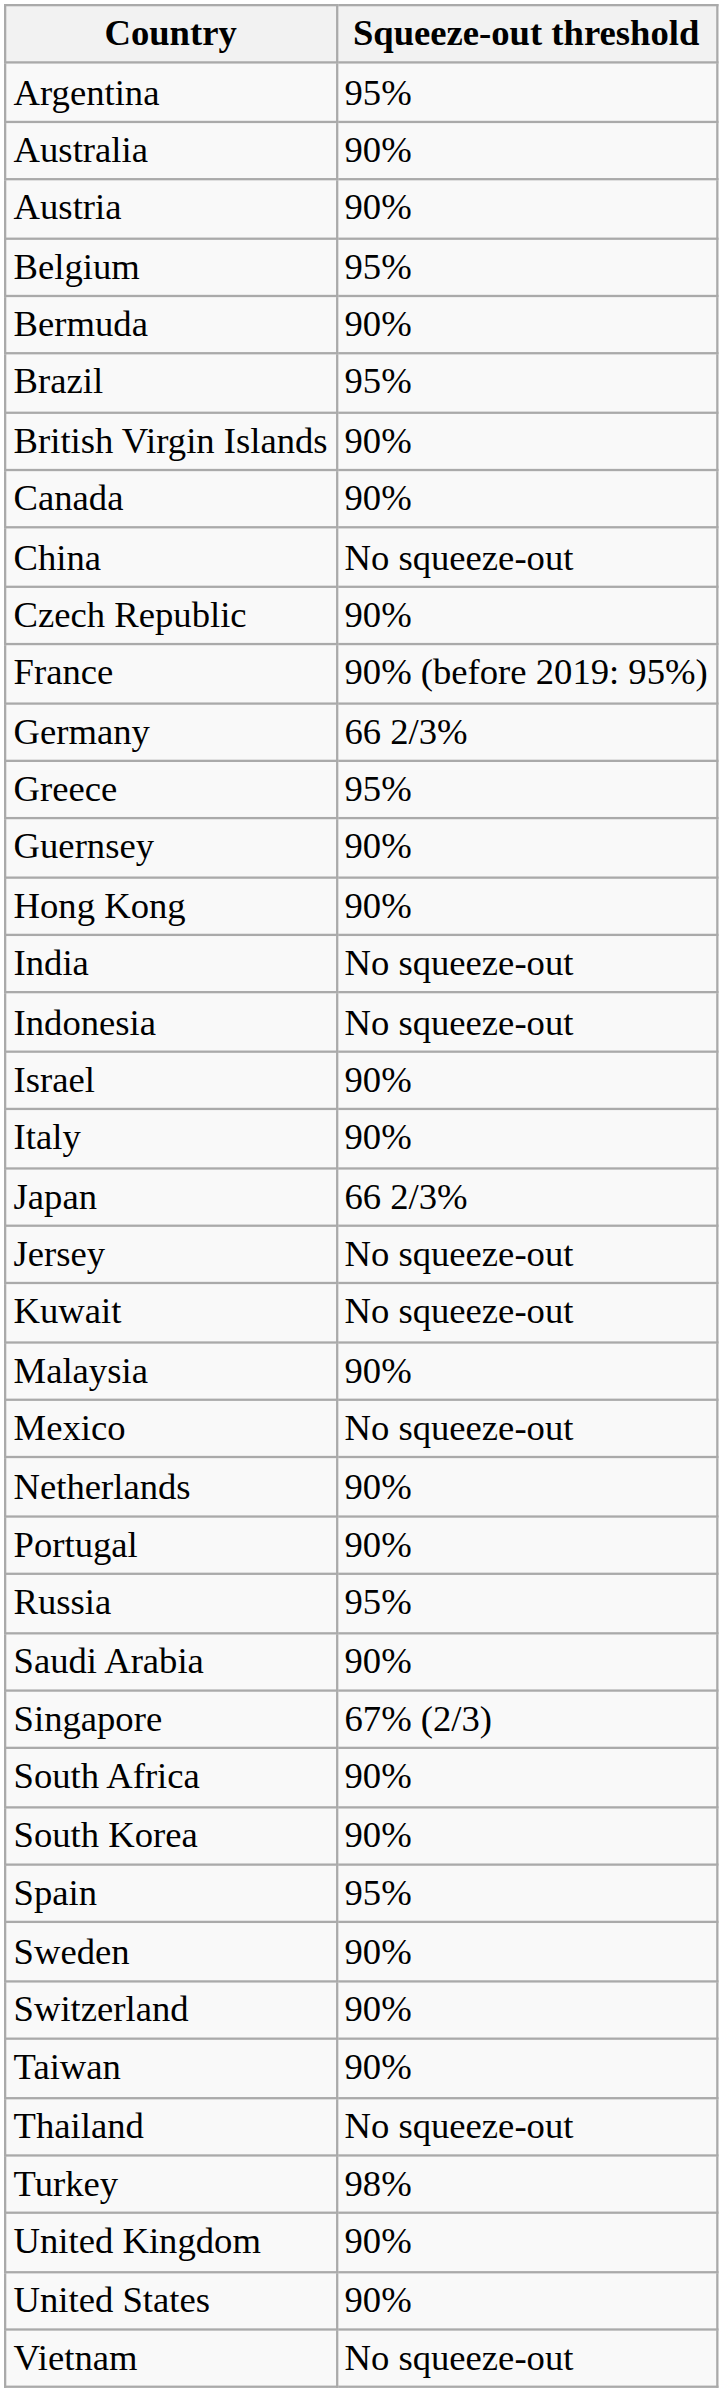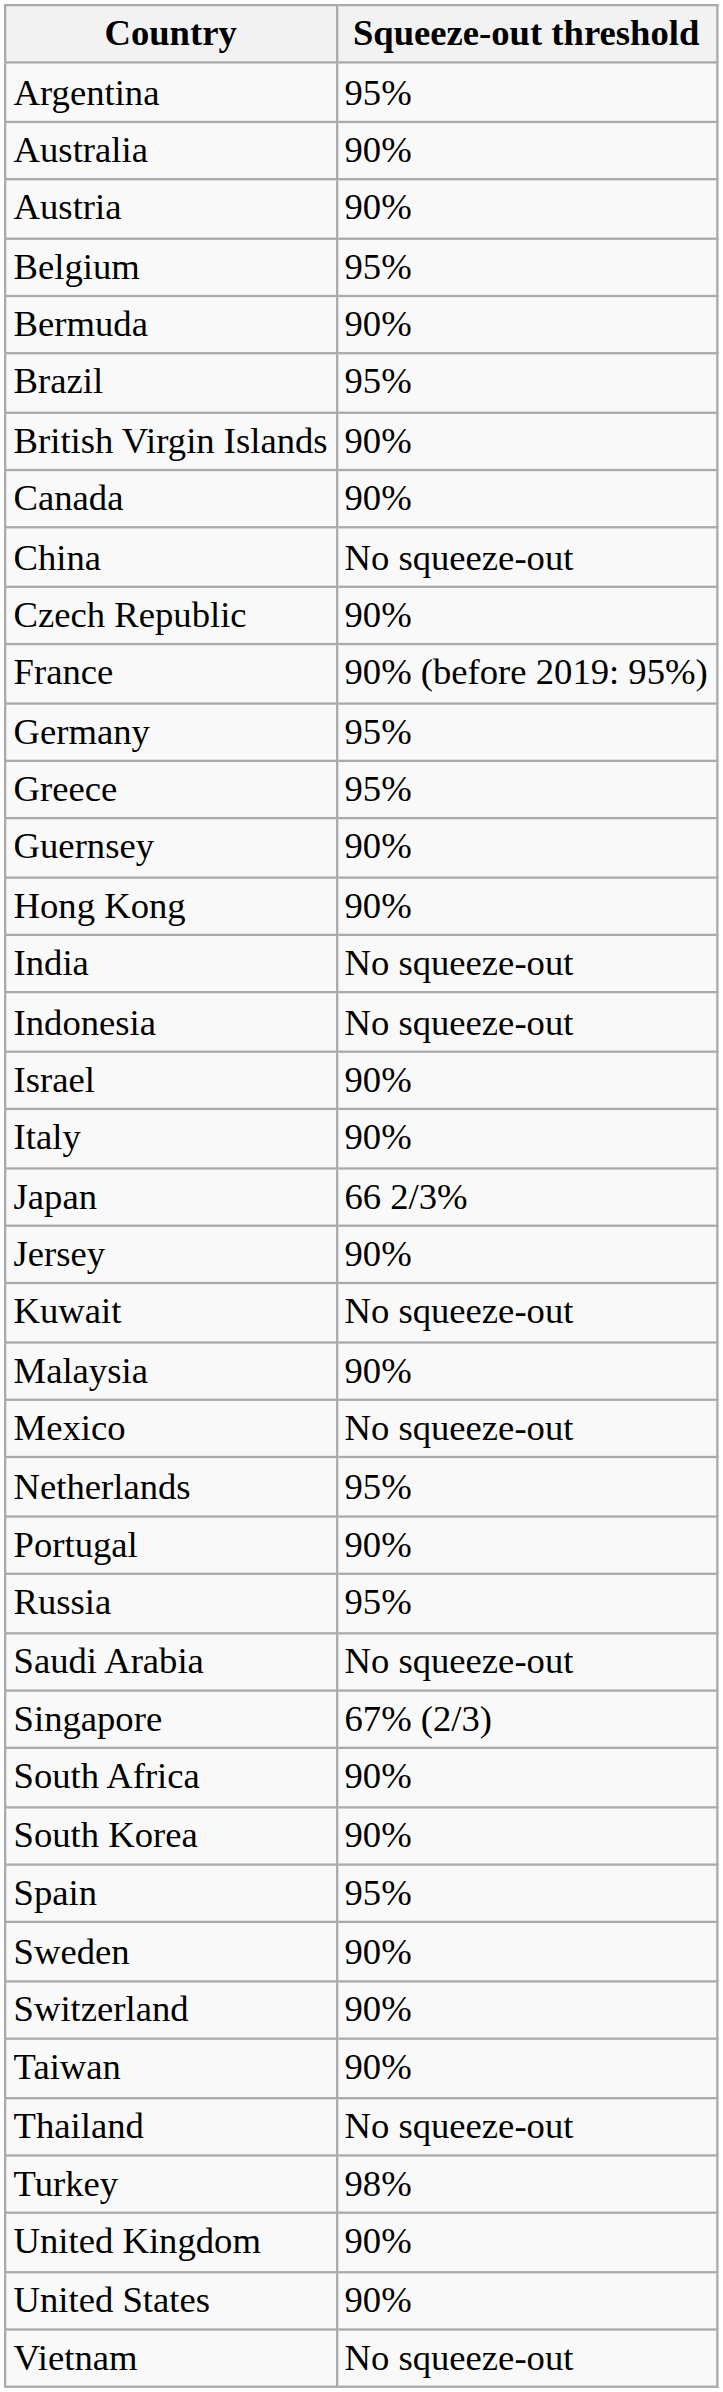(406, 730) 66 2/3% -> (378, 730) 95%
(459, 1253) No squeeze-out -> (378, 1253) 90%
(378, 1486) 90% -> (378, 1486) 95%
(378, 1660) 90% -> (459, 1660) No squeeze-out
